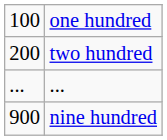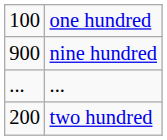rows swapped: (101, 53) <-> (103, 118)
